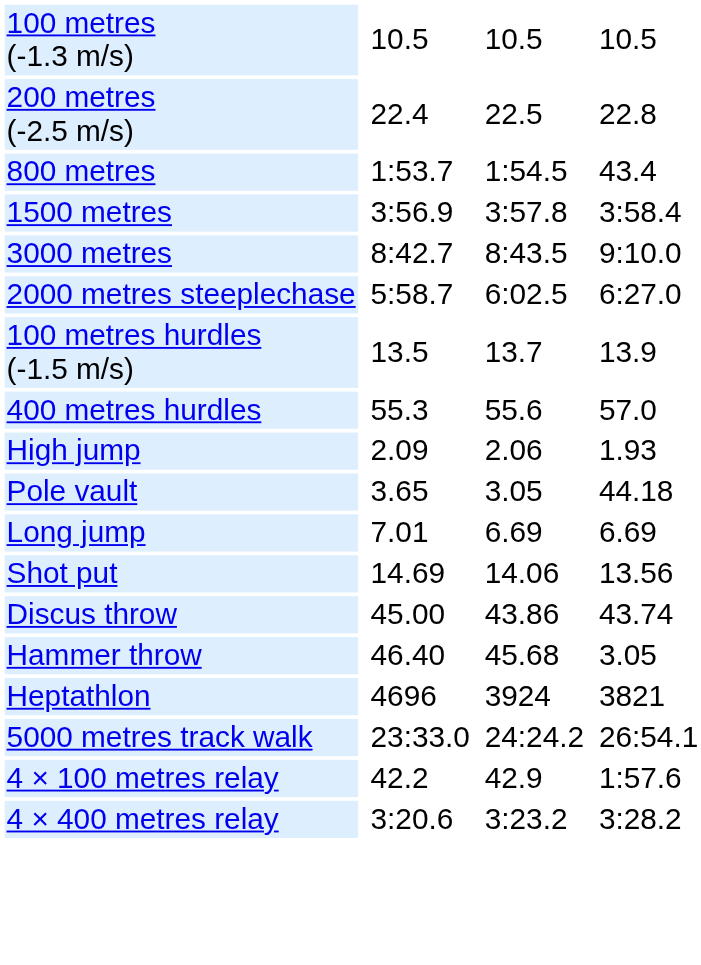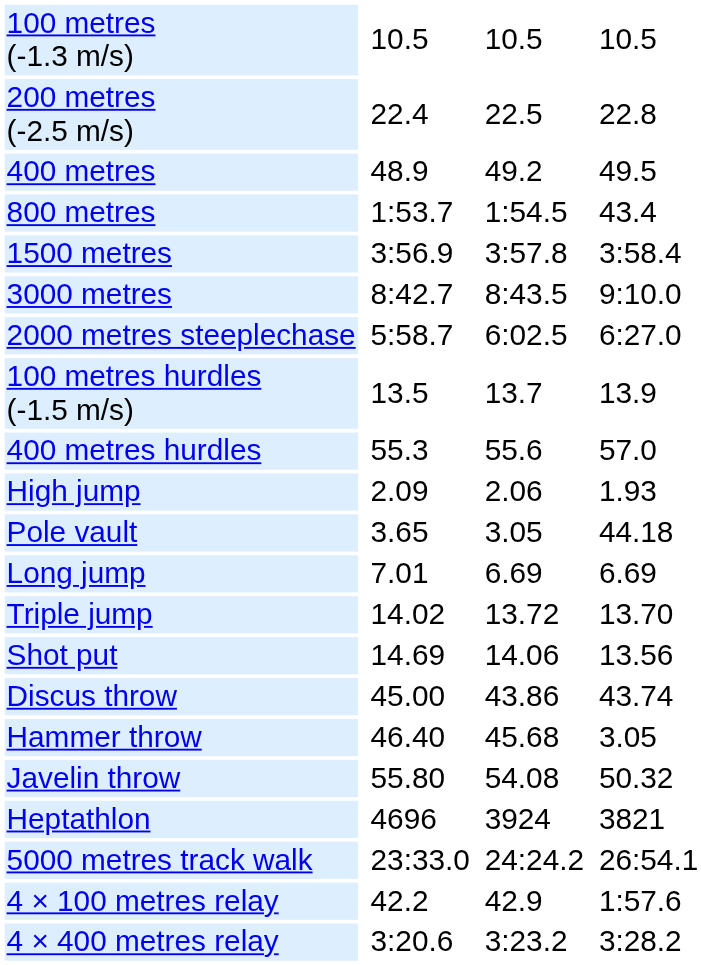+ row: (81, 171)
+ row: (80, 614)
+ row: (93, 778)
